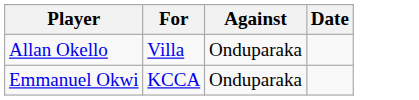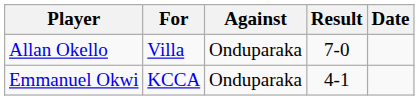+ column: (337, 19)
